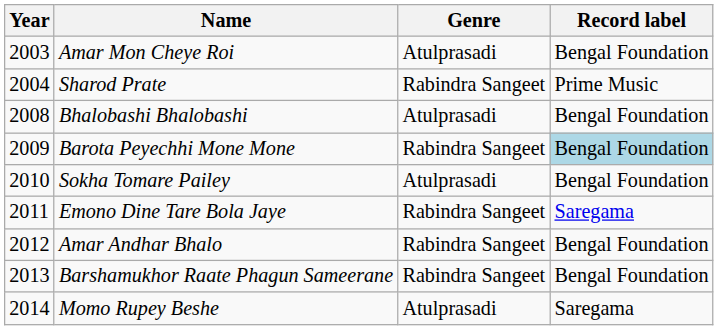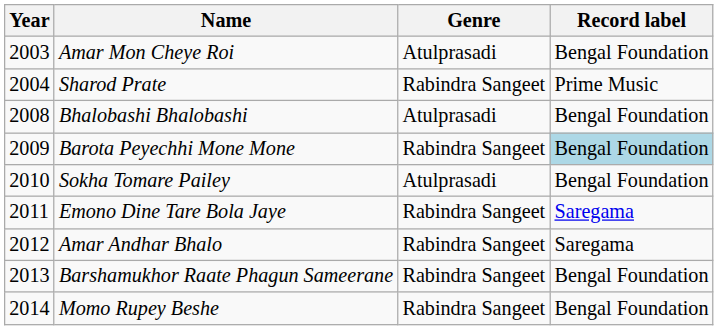(631, 244) Bengal Foundation -> (594, 244) Saregama
(449, 308) Atulprasadi -> (474, 308) Rabindra Sangeet
(594, 308) Saregama -> (631, 308) Bengal Foundation
